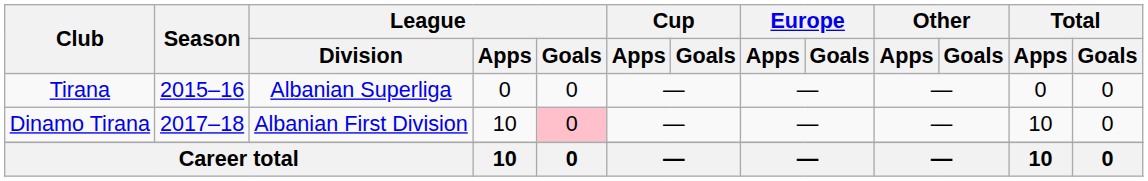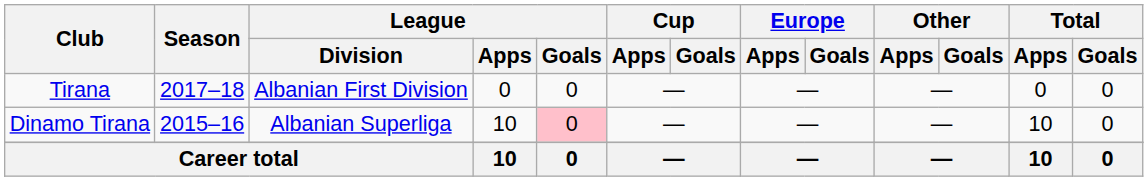(202, 90) 2015–16 -> (202, 90) 2017–18
(361, 90) Albanian Superliga -> (361, 90) Albanian First Division
(202, 124) 2017–18 -> (202, 124) 2015–16
(361, 124) Albanian First Division -> (361, 124) Albanian Superliga
